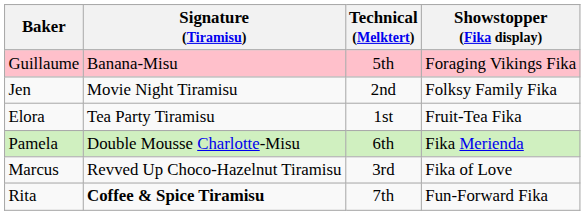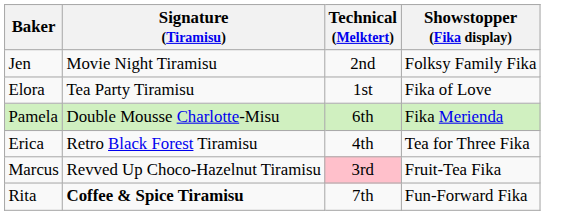- row: (44, 63)
(473, 116) Fruit-Tea Fika -> (448, 90) Fika of Love
+ row: (26, 143)
(383, 169) no background -> (363, 169) pink background
(469, 169) Fika of Love -> (453, 169) Fruit-Tea Fika
